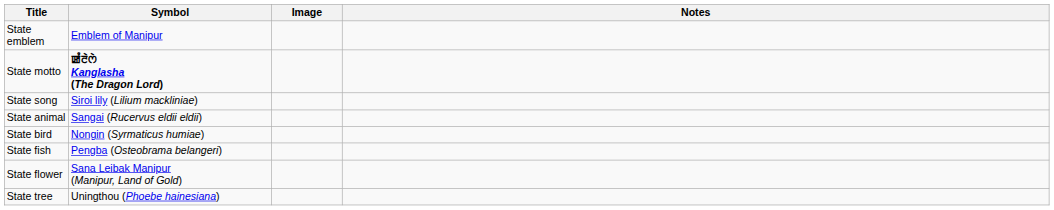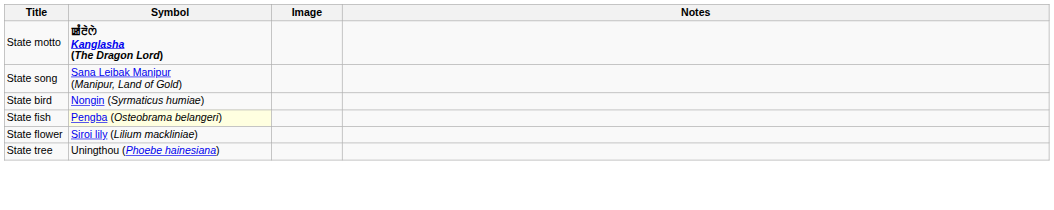- row: (26, 35)
(134, 101) Siroi lily (Lilium mackliniae) -> (127, 78) Sana Leibak Manipur (Manipur, Land of Gold)
- row: (36, 118)
(146, 151) no background -> (146, 118) lightyellow background
(127, 174) Sana Leibak Manipur (Manipur, Land of Gold) -> (134, 134) Siroi lily (Lilium mackliniae)
